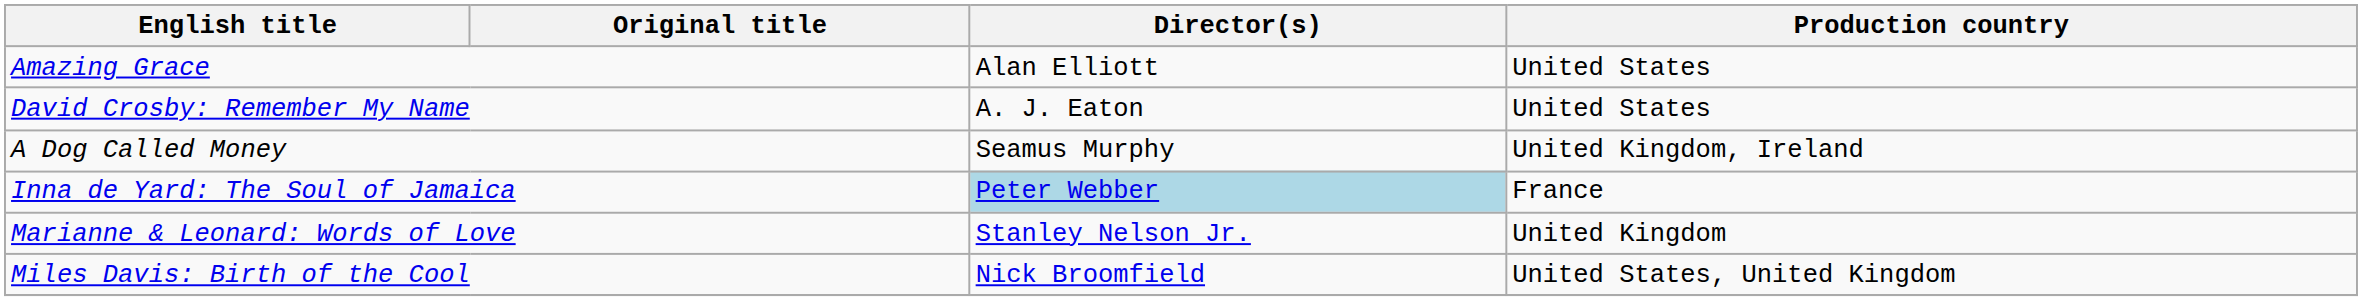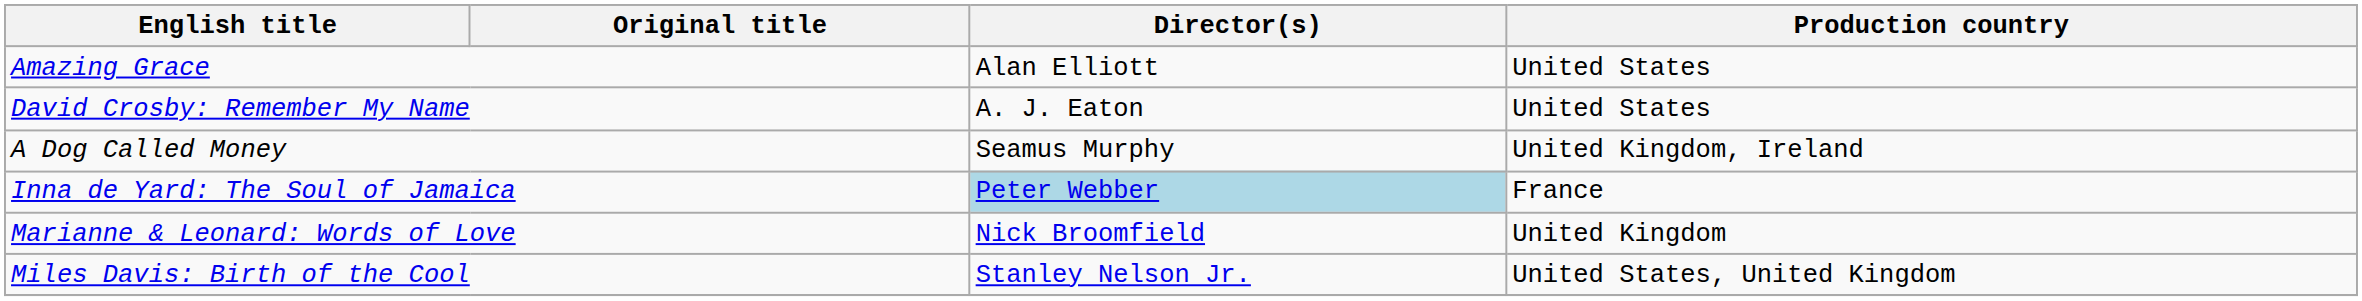(1113, 233) Stanley Nelson Jr. -> (1090, 233) Nick Broomfield
(1090, 275) Nick Broomfield -> (1113, 275) Stanley Nelson Jr.
